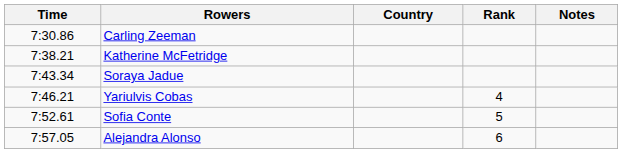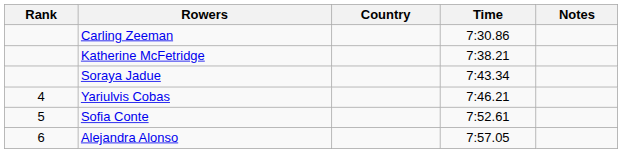columns swapped: (499, 14) <-> (52, 14)
